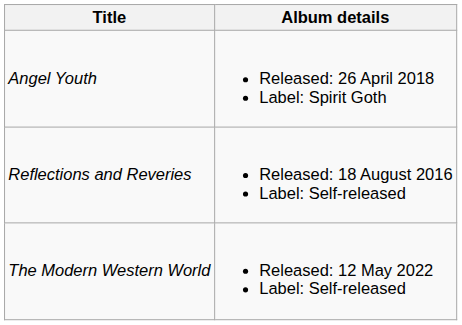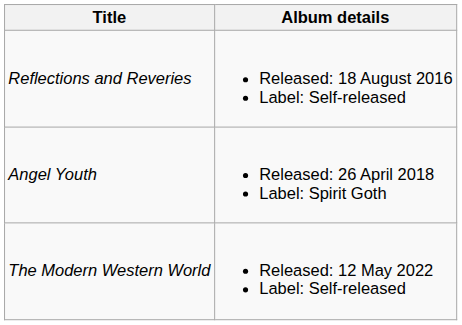rows swapped: (100, 174) <-> (53, 78)
